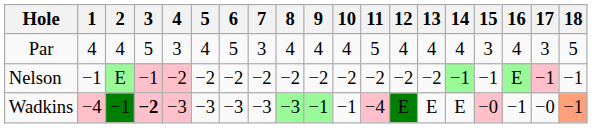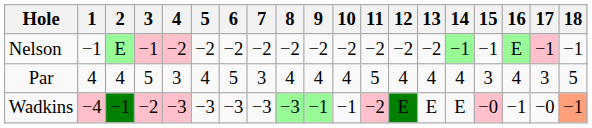rows swapped: (41, 48) <-> (35, 78)
(148, 107) bold -> (148, 107) normal
(375, 107) −4 -> (375, 107) −2
